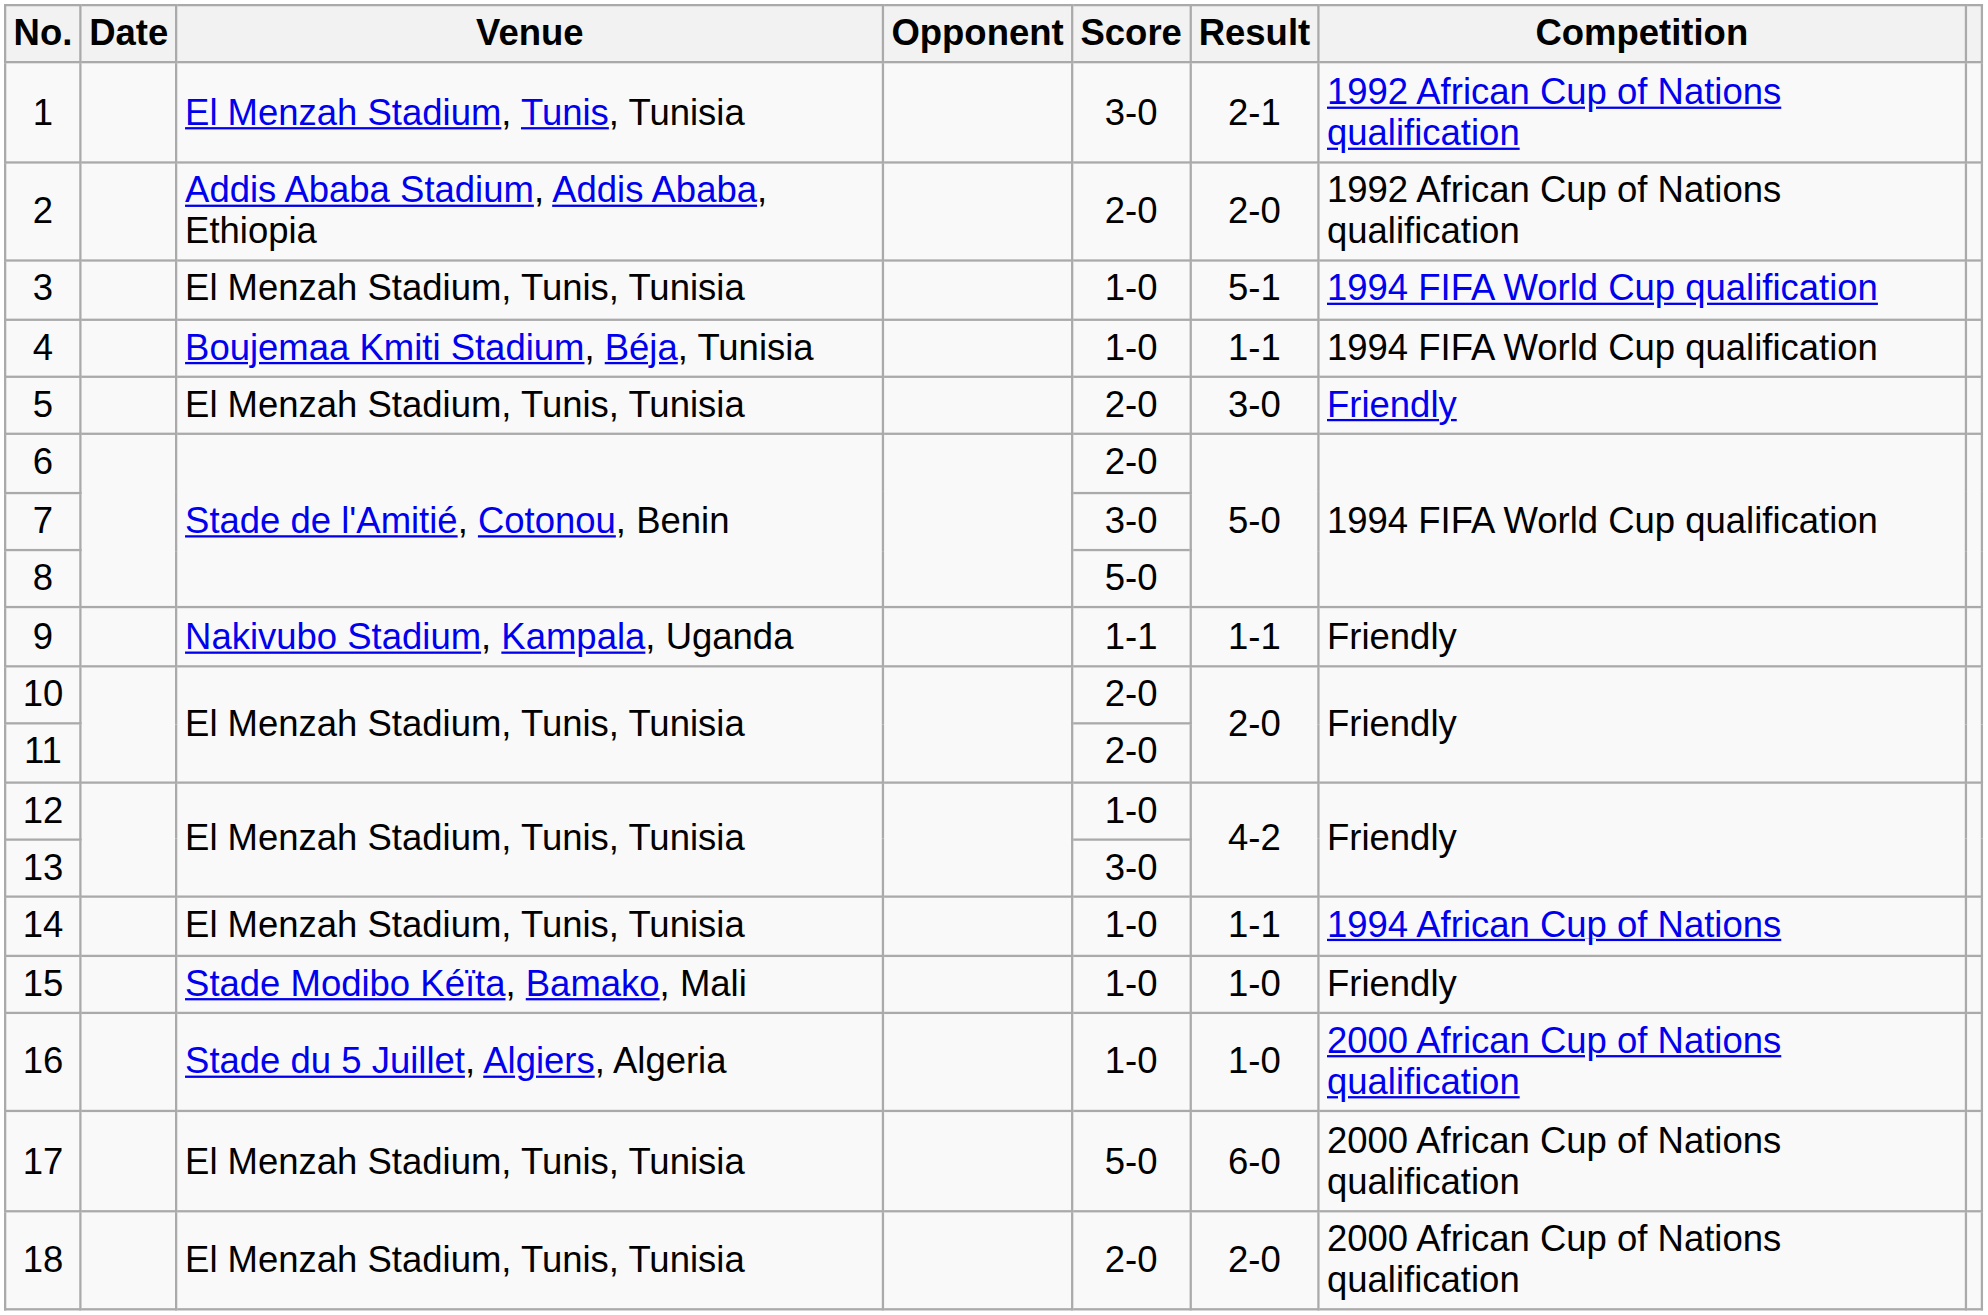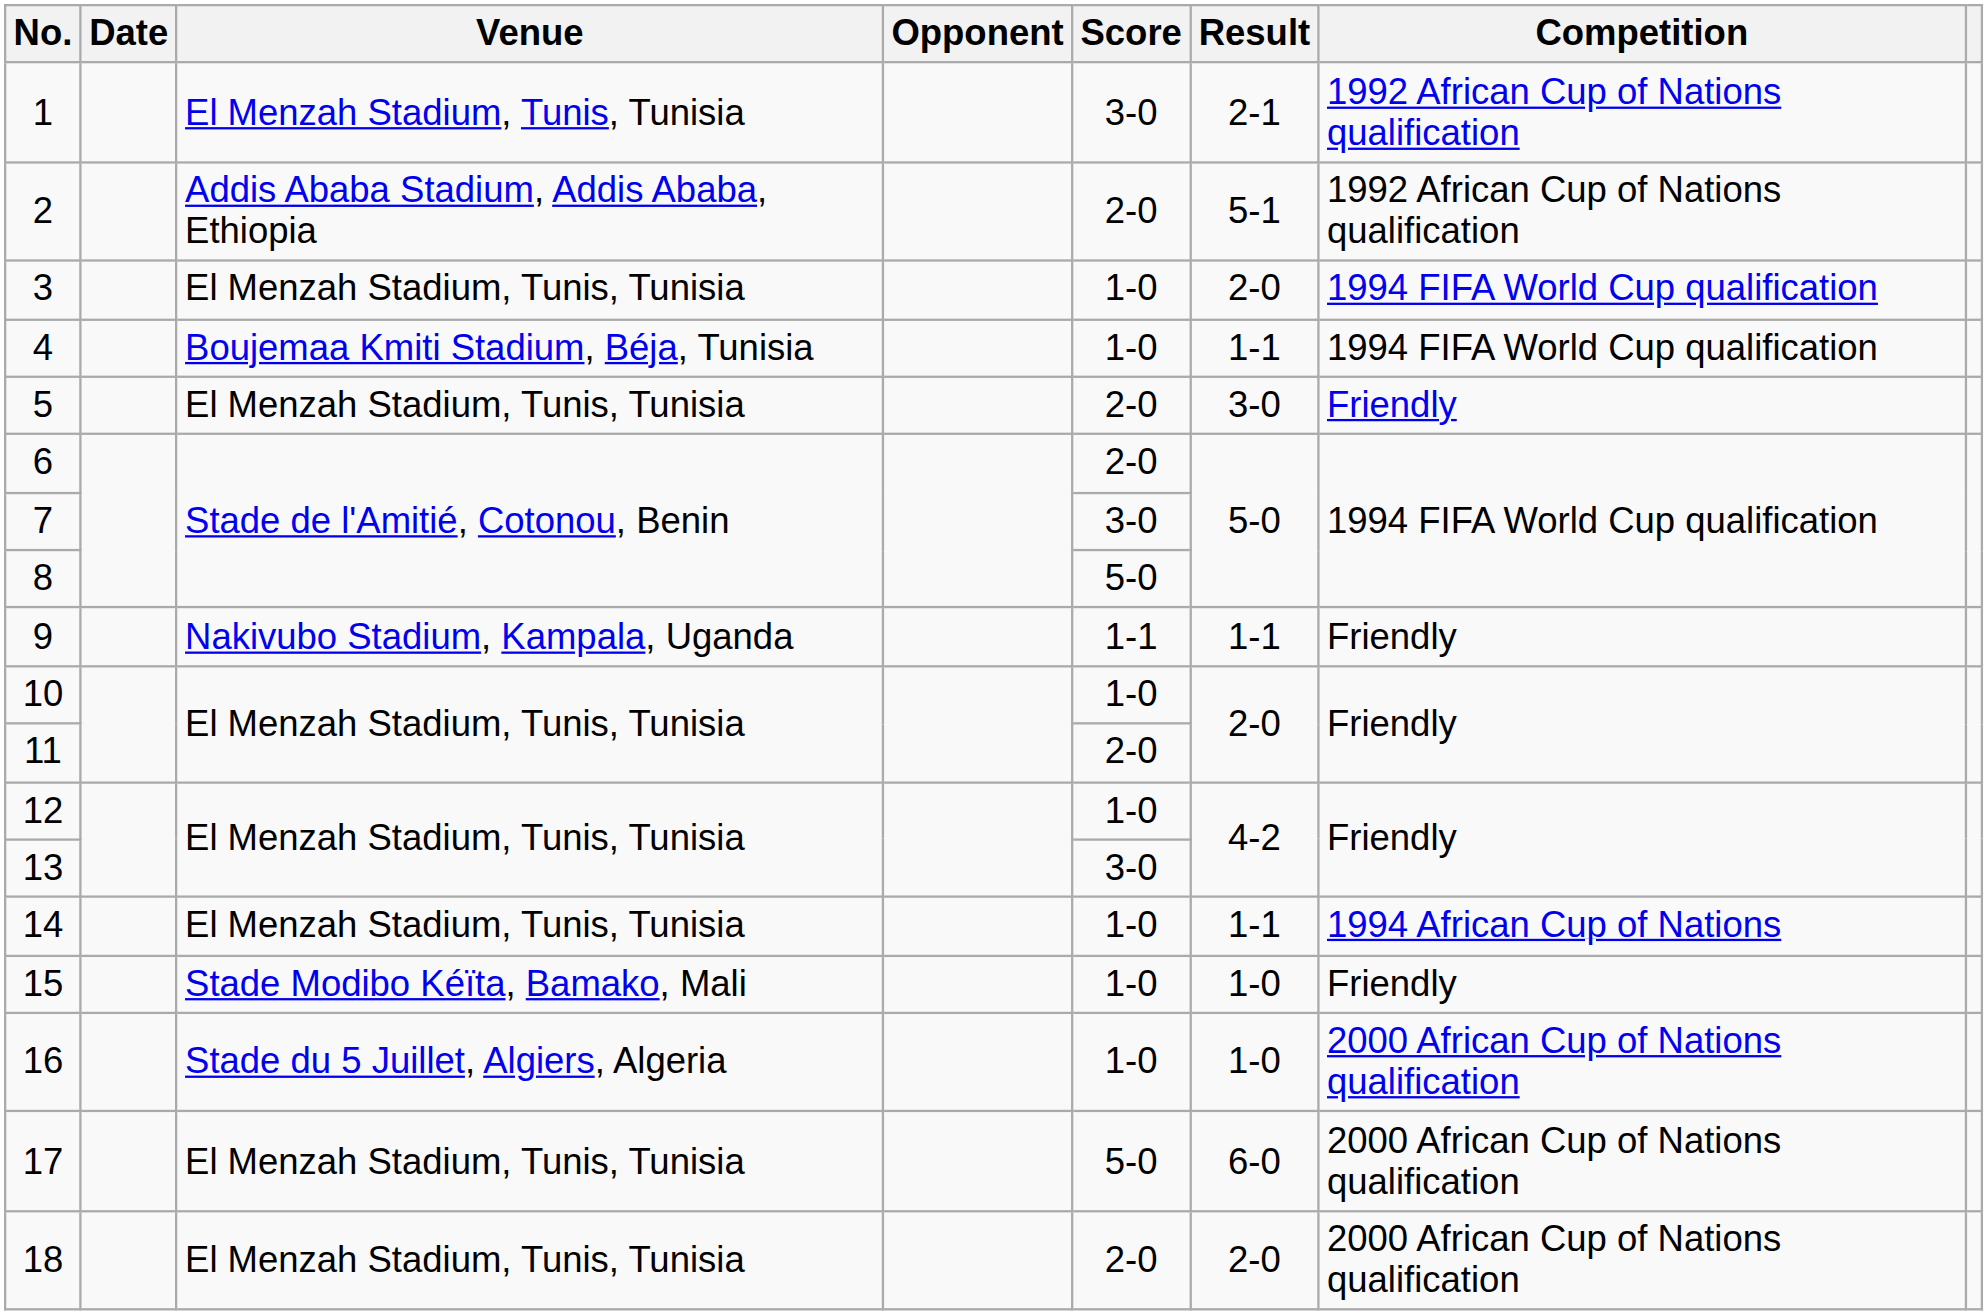(1254, 210) 2-0 -> (1254, 210) 5-1
(1254, 289) 5-1 -> (1254, 289) 2-0
(1131, 694) 2-0 -> (1131, 694) 1-0
